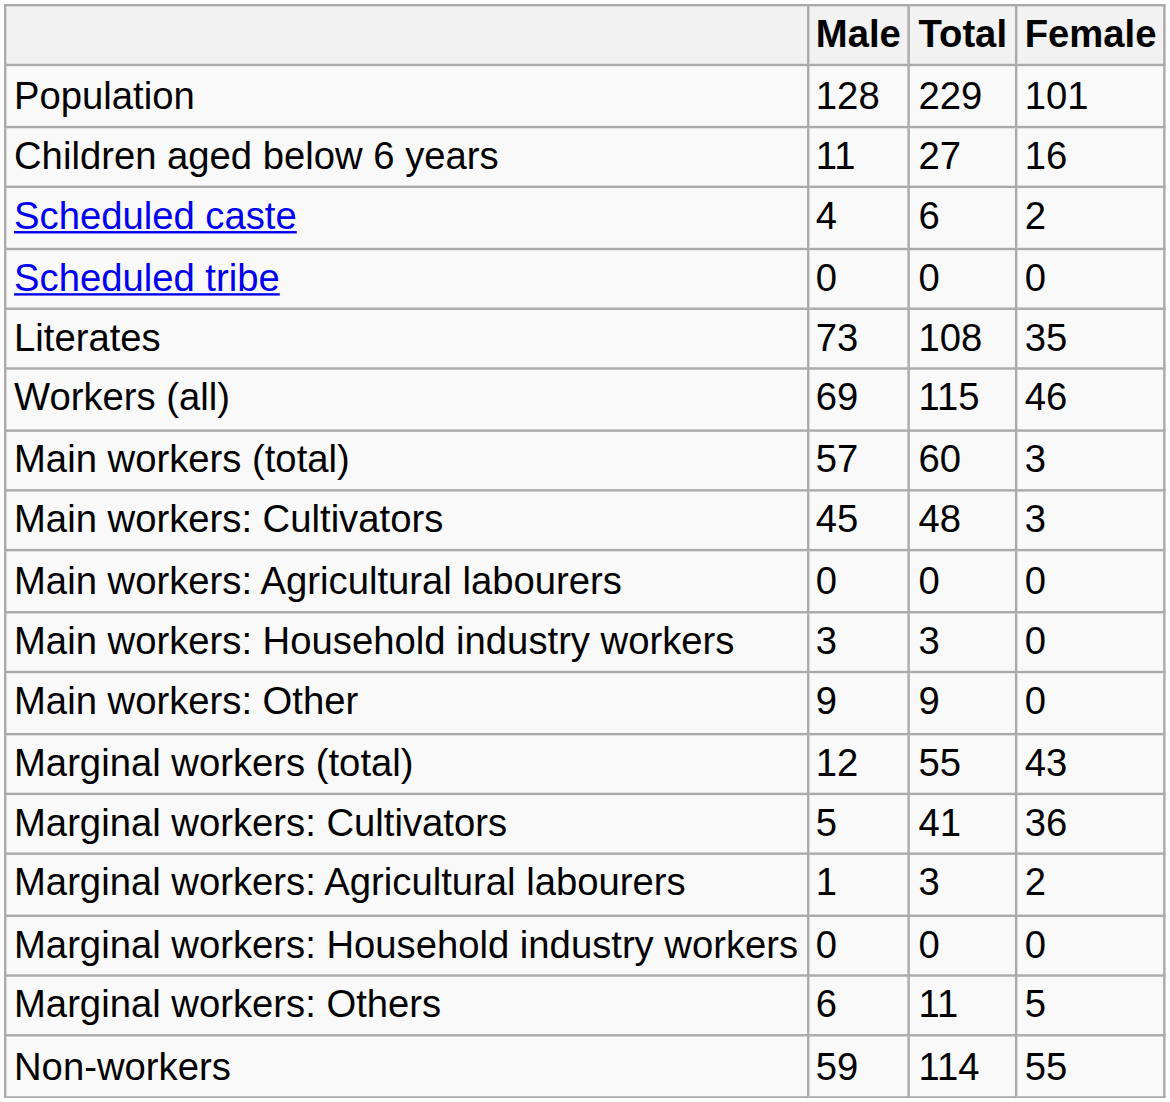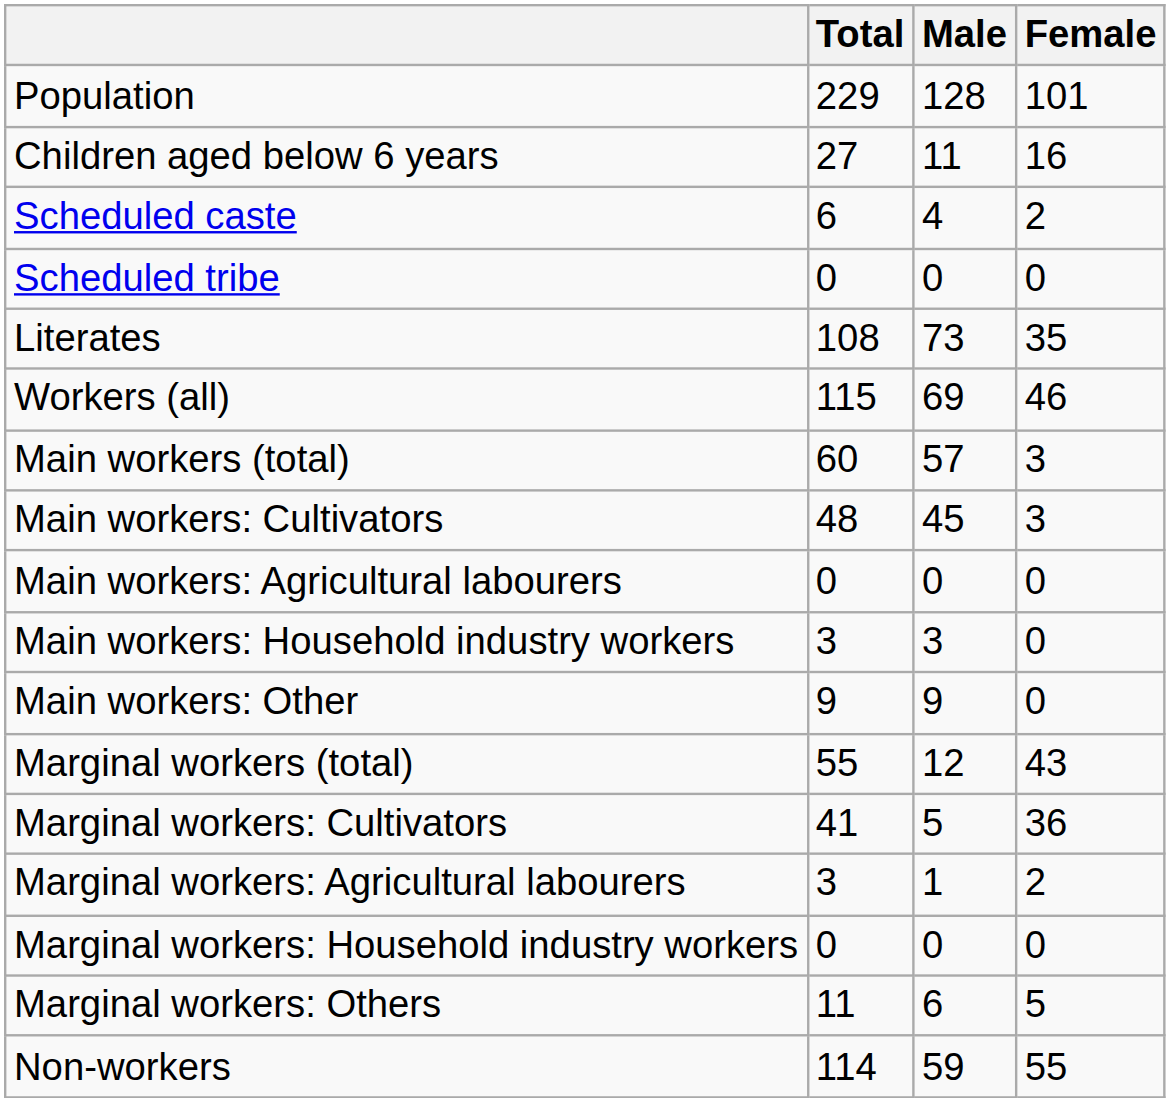columns swapped: (963, 34) <-> (858, 34)
